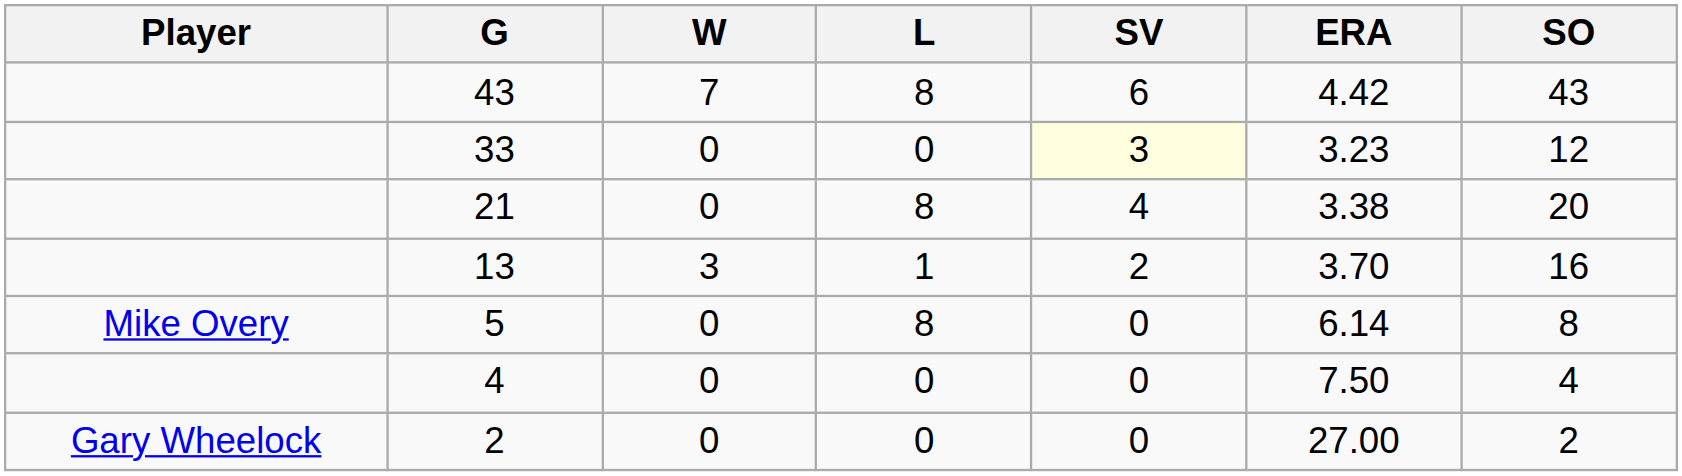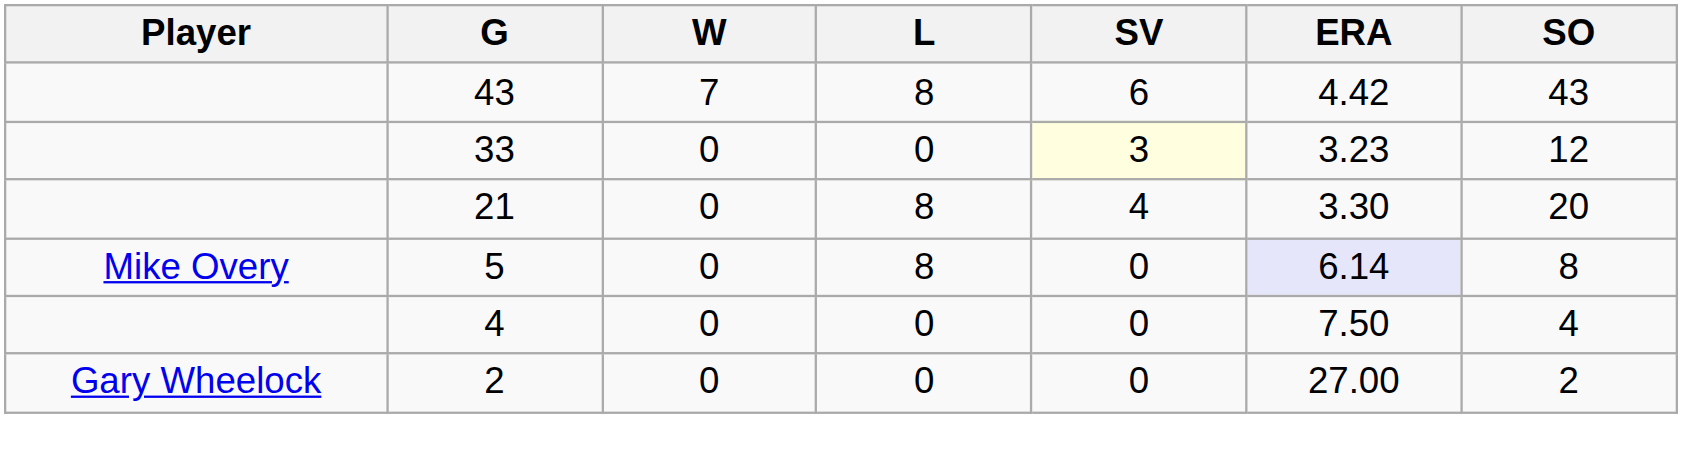(1354, 207) 3.38 -> (1354, 207) 3.30
- row: (494, 265)
(1354, 324) no background -> (1354, 265) lavender background
